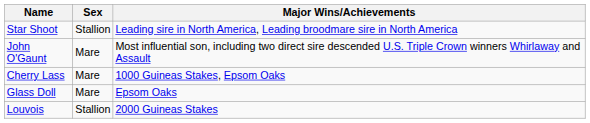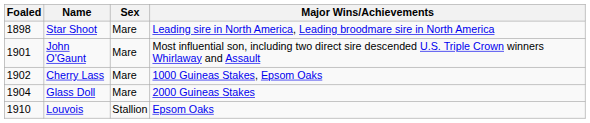+ column: (24, 13)
(93, 30) Stallion -> (125, 30) Mare
(146, 93) Epsom Oaks -> (204, 93) 2000 Guineas Stakes
(167, 110) 2000 Guineas Stakes -> (183, 110) Epsom Oaks
